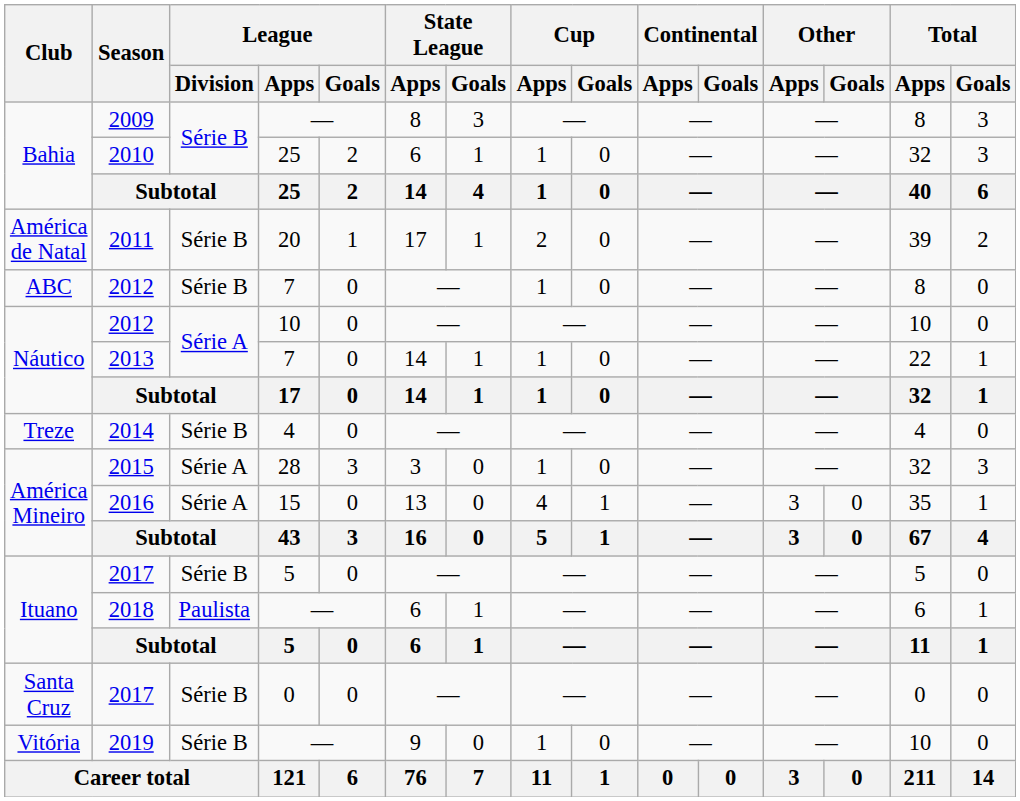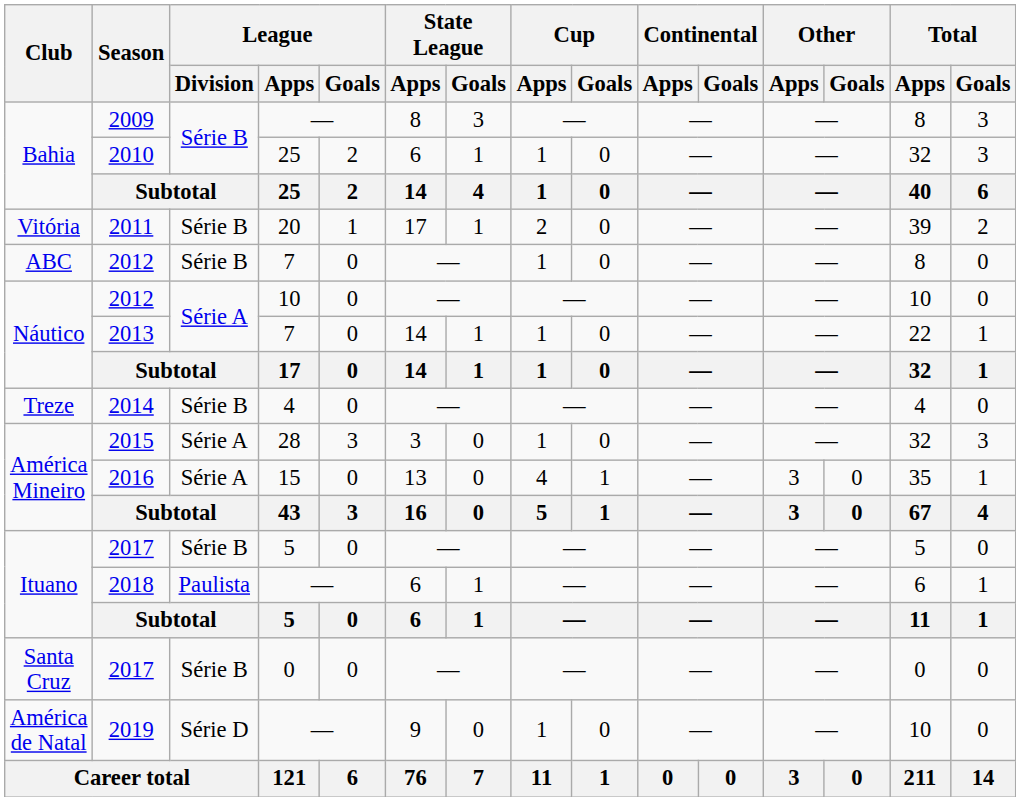(49, 239) América de Natal -> (49, 226) Vitória
(49, 742) Vitória -> (49, 729) América de Natal
(214, 742) Série B -> (214, 729) Série D
